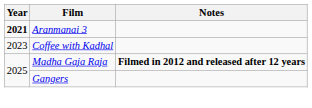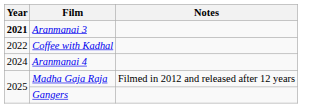(17, 45) 2023 -> (17, 45) 2022
+ row: (60, 62)
(212, 62) bold -> (207, 78) normal
